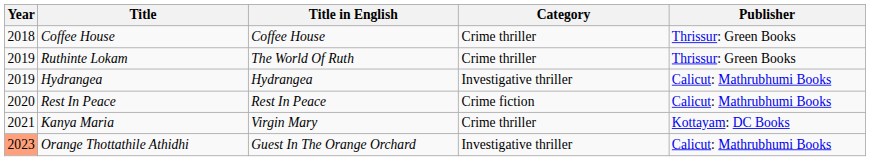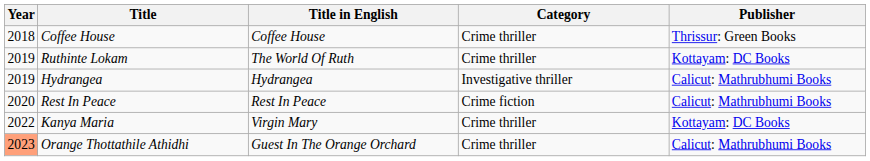(734, 58) Thrissur: Green Books -> (731, 58) Kottayam: DC Books
(21, 123) 2021 -> (21, 123) 2022
(517, 144) Investigative thriller -> (499, 144) Crime thriller
